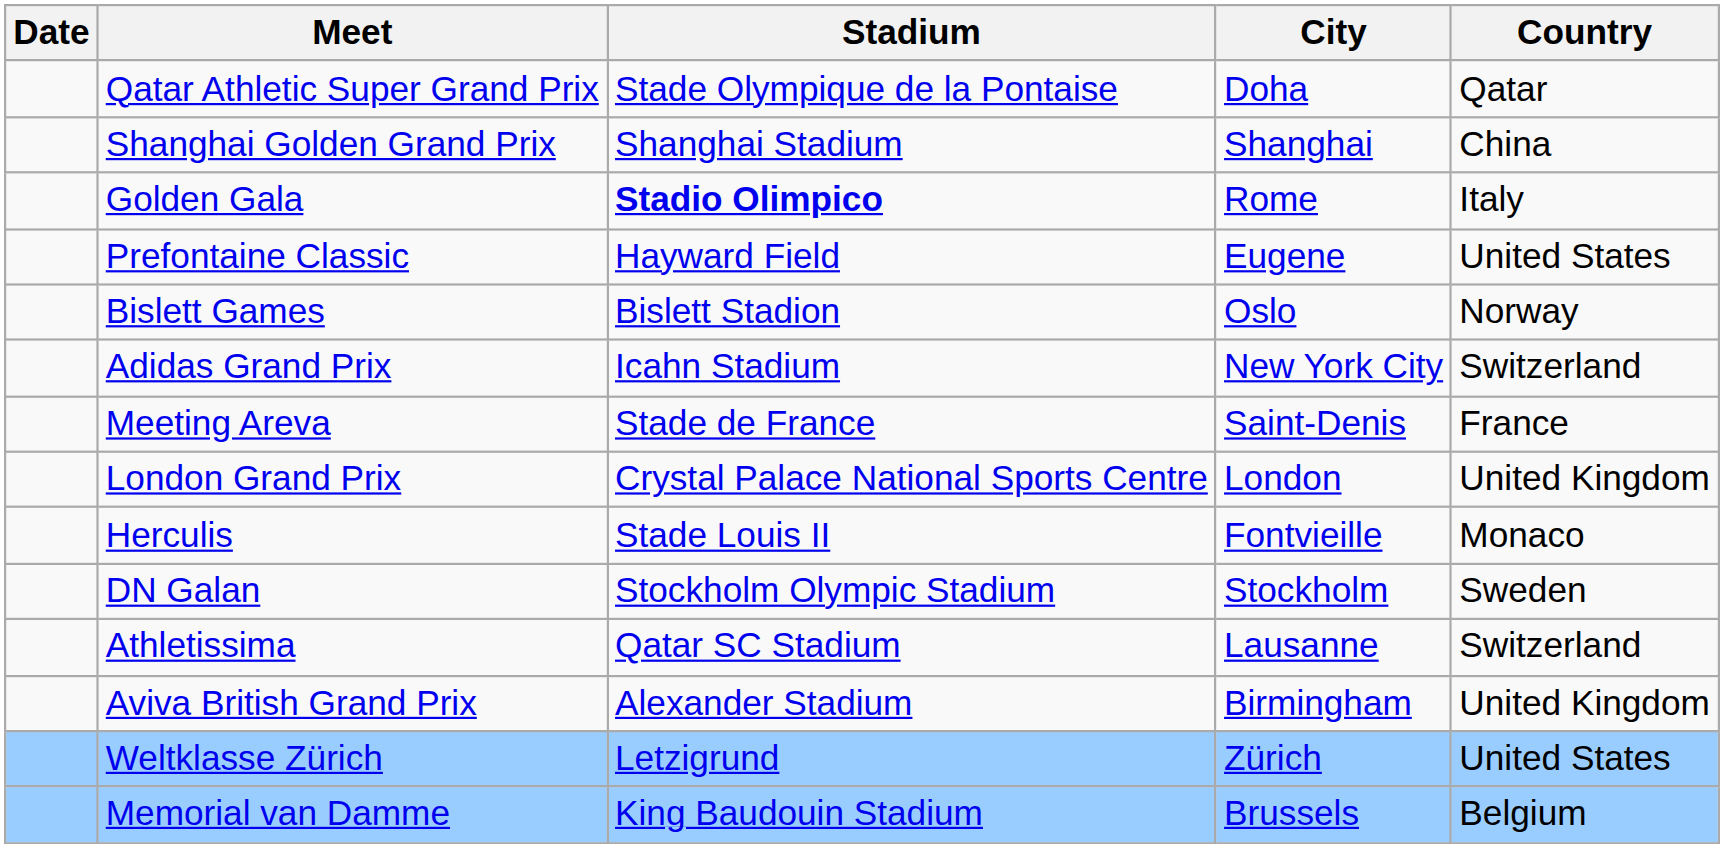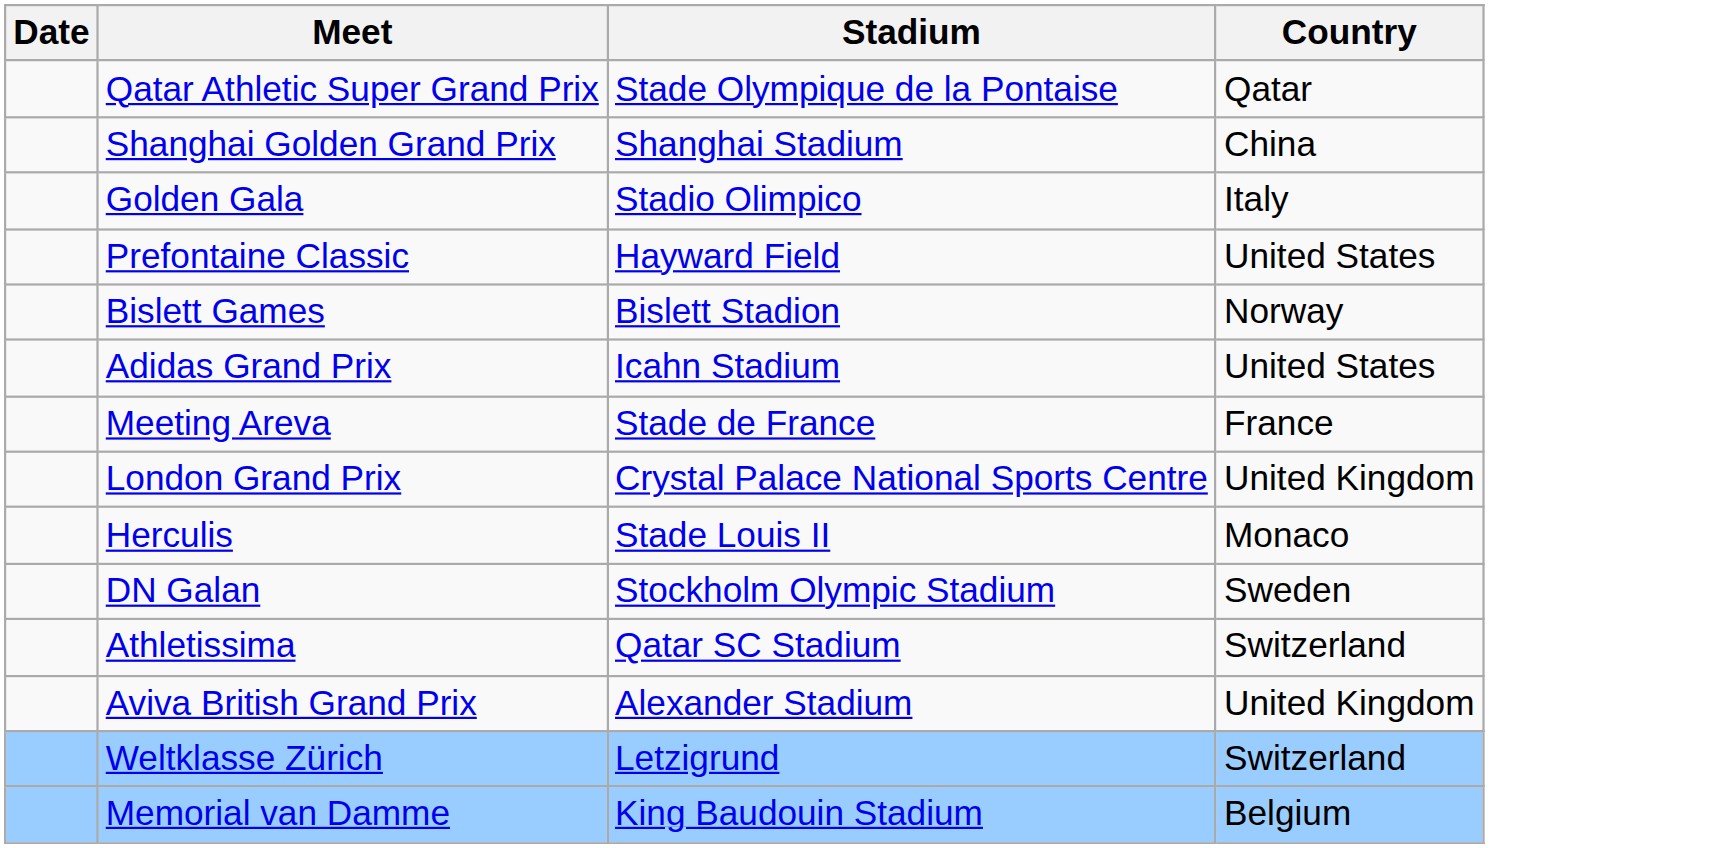- column: (1334, 32)
(749, 199) bold -> (738, 199) normal
(1550, 367) Switzerland -> (1330, 367) United States
(1565, 758) United States -> (1315, 758) Switzerland
